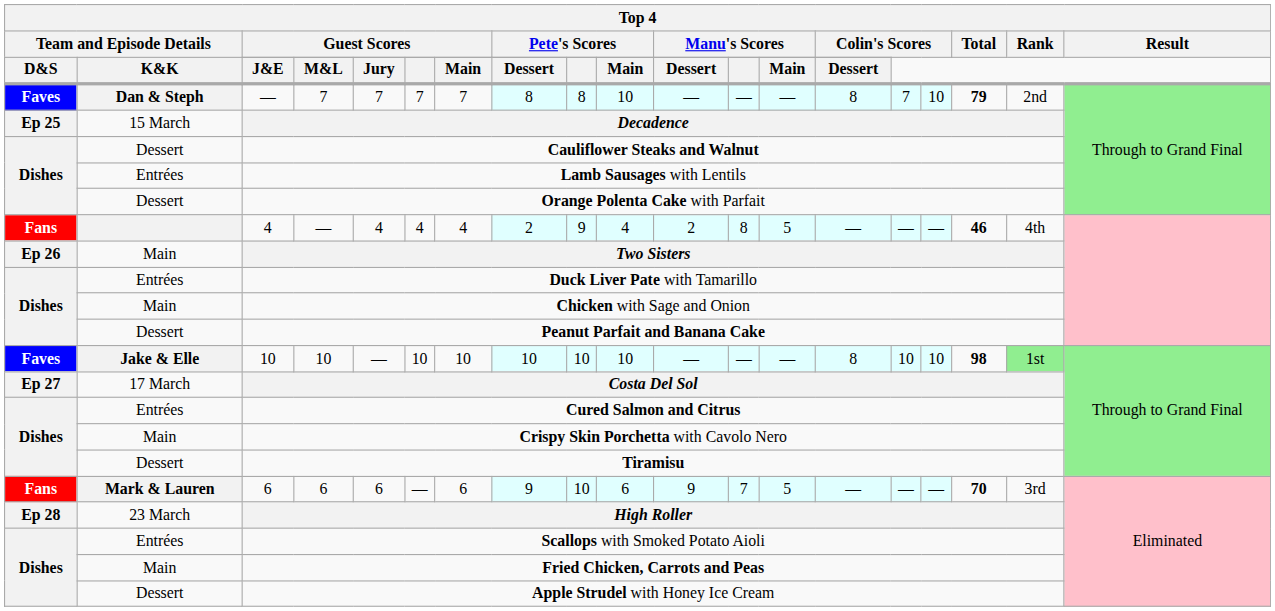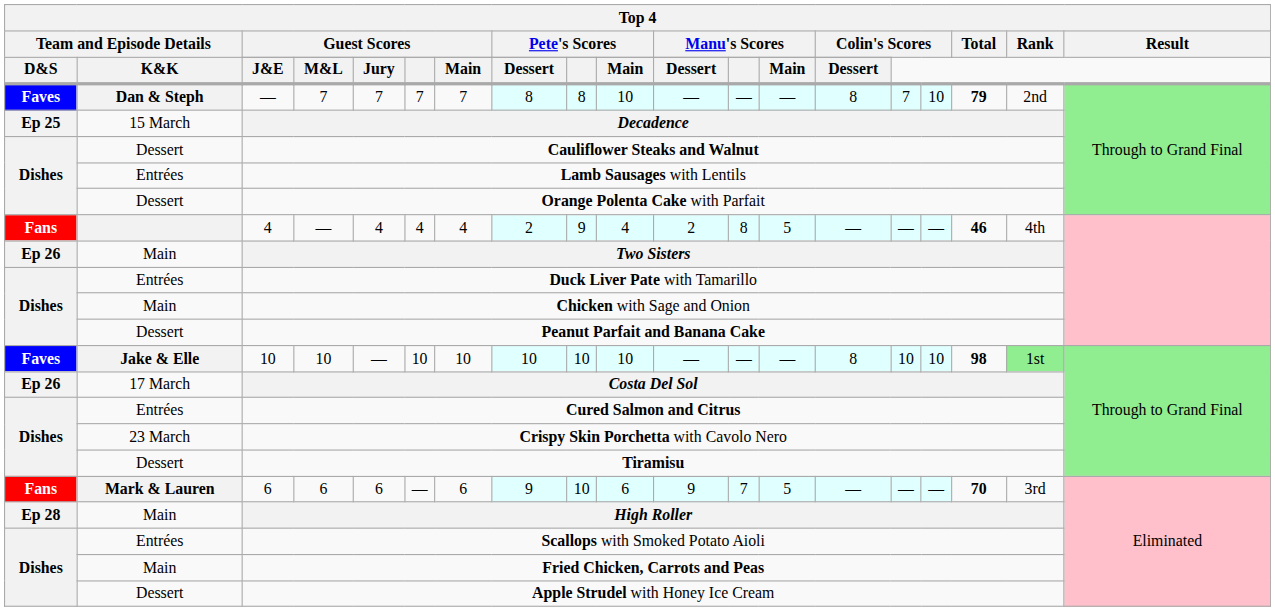(41, 384) Ep 27 -> (41, 384) Ep 26
(160, 437) Main -> (160, 437) 23 March
(160, 515) 23 March -> (160, 515) Main
